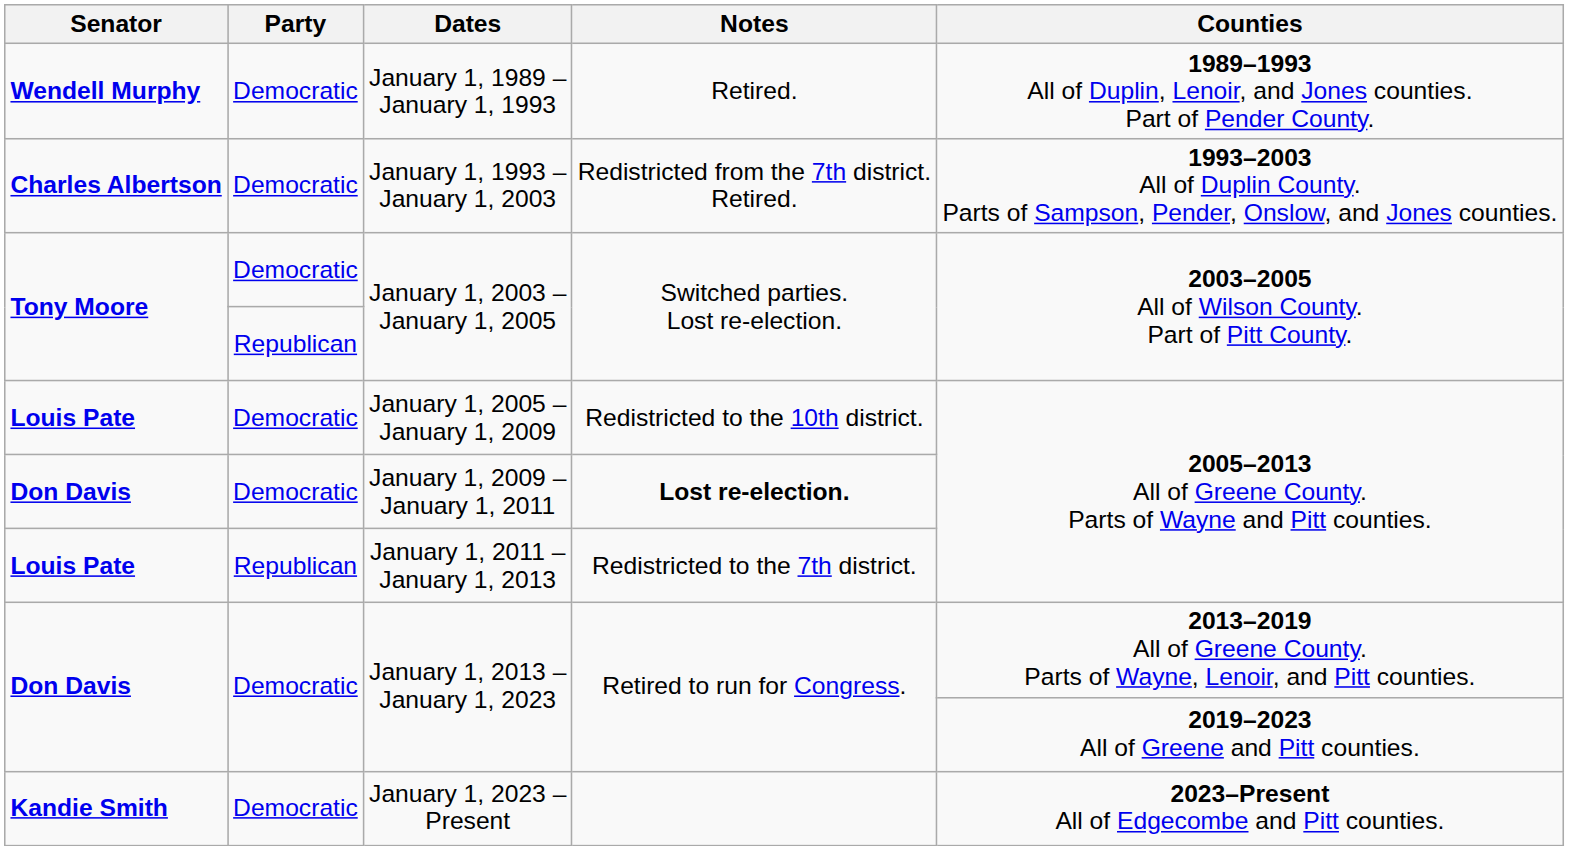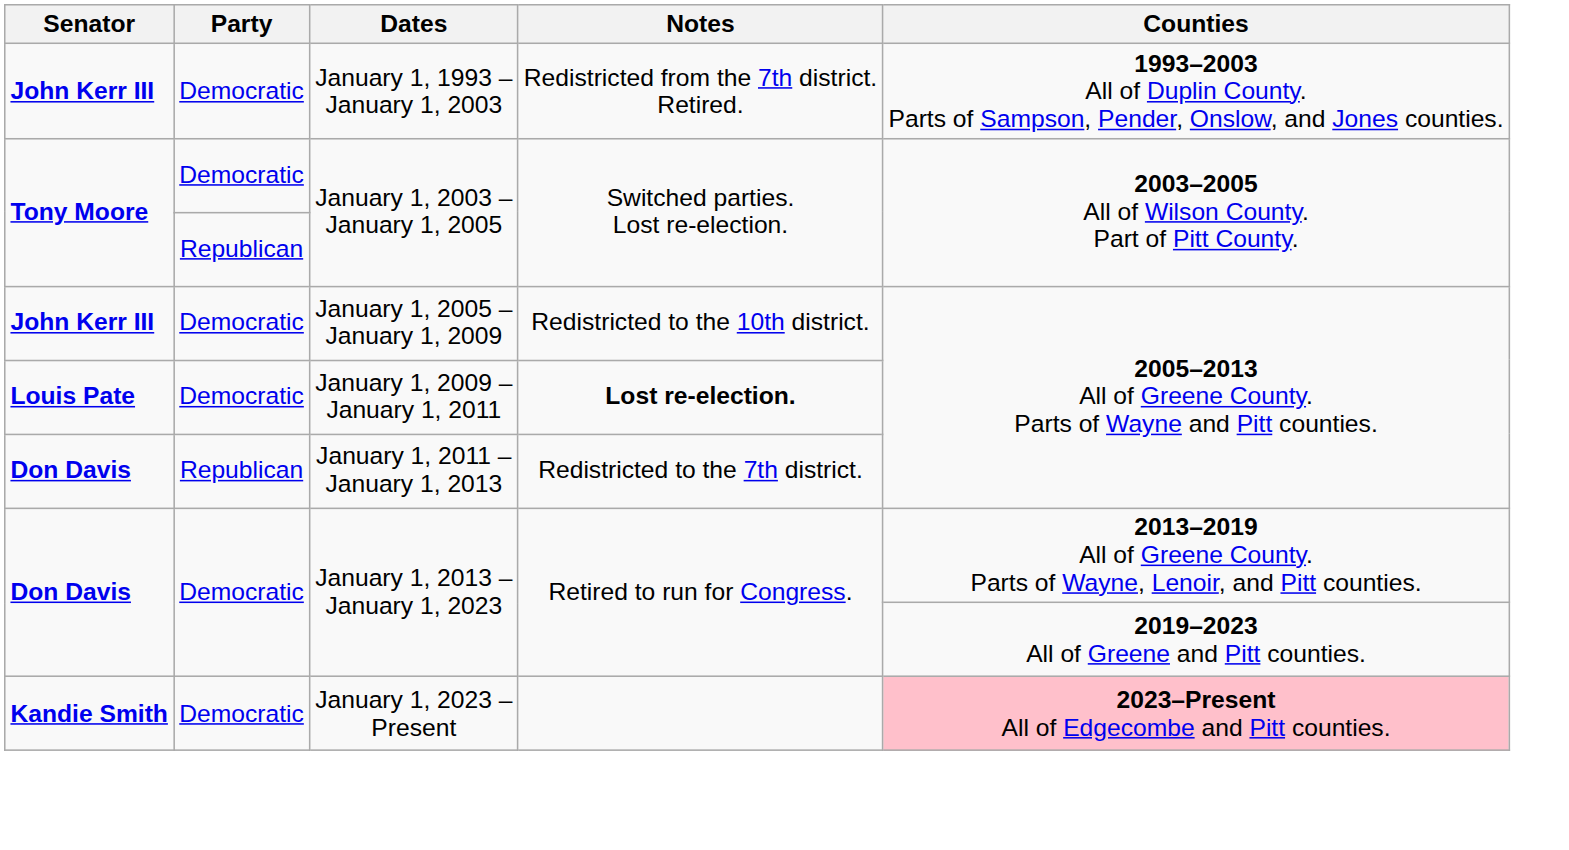- row: (295, 90)
(116, 185) Charles Albertson -> (82, 90) John Kerr III
(73, 417) Louis Pate -> (82, 322) John Kerr III
(71, 491) Don Davis -> (73, 396) Louis Pate
(73, 565) Louis Pate -> (71, 470) Don Davis
(1250, 807) no background -> (1196, 713) pink background
